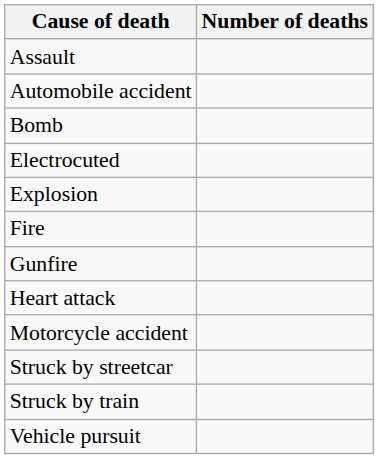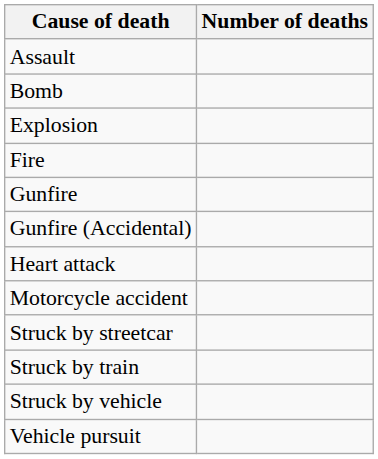- row: (101, 90)
- row: (65, 159)
+ row: (101, 228)
+ row: (86, 401)
